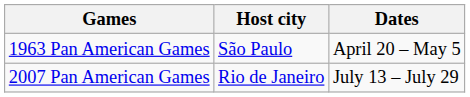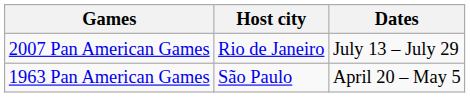rows swapped: (109, 48) <-> (109, 77)
